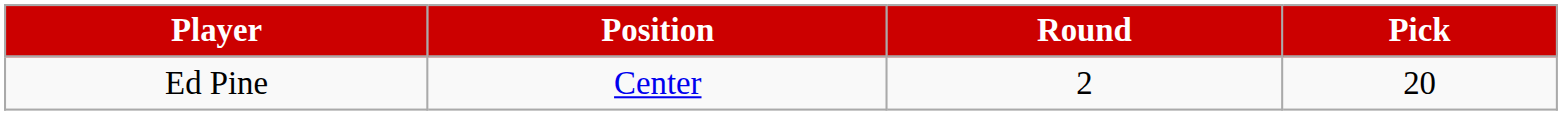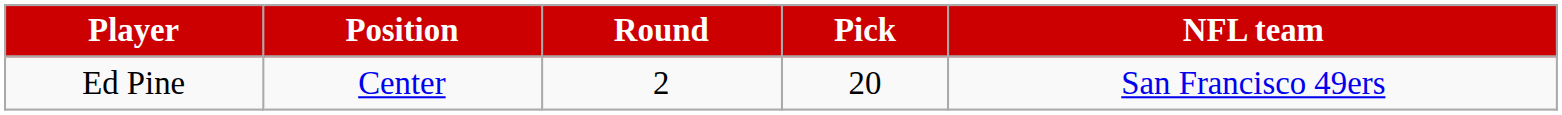+ column: (1253, 30)
